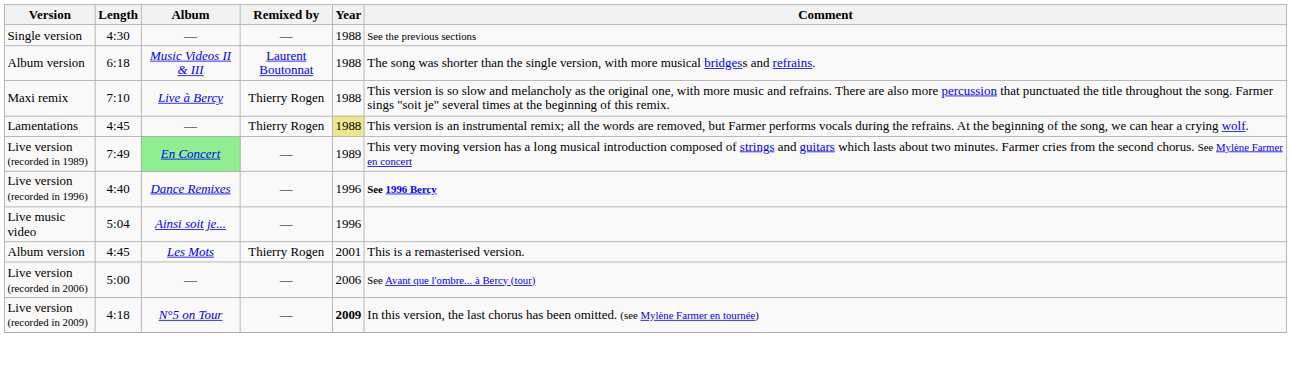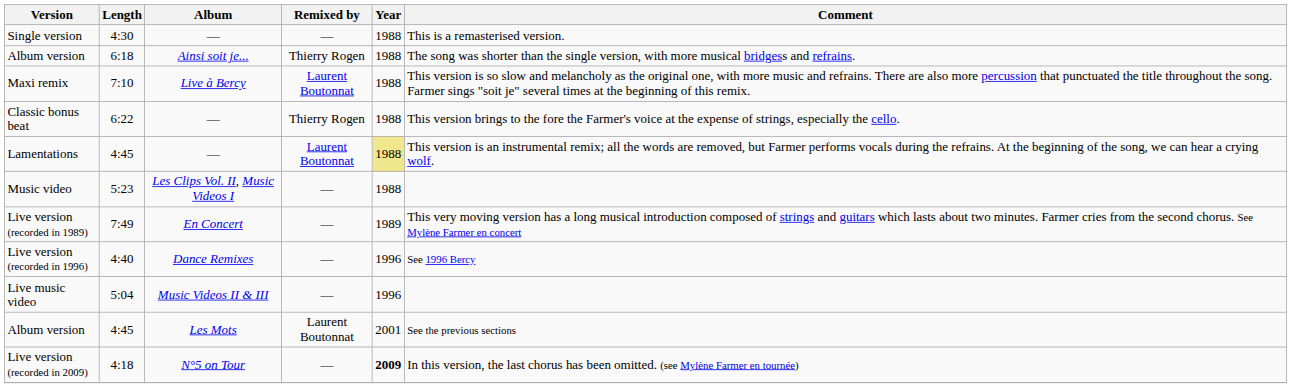(422, 36) See the previous sections -> (486, 35) This is a remasterised version.
(191, 63) Music Videos II & III -> (213, 55) Ainsi soit je...
(286, 63) Laurent Boutonnat -> (327, 55) Thierry Rogen
(286, 98) Thierry Rogen -> (327, 83) Laurent Boutonnat
+ row: (43, 118)
(286, 126) Thierry Rogen -> (327, 153) Laurent Boutonnat
+ row: (40, 189)
(191, 153) lightgreen background -> (213, 224) no background
(402, 189) bold -> (441, 260) normal
(191, 224) Ainsi soit je... -> (213, 294) Music Videos II & III
(286, 252) Thierry Rogen -> (327, 329) Laurent Boutonnat
(446, 252) This is a remasterised version. -> (462, 330) See the previous sections
- row: (48, 279)
